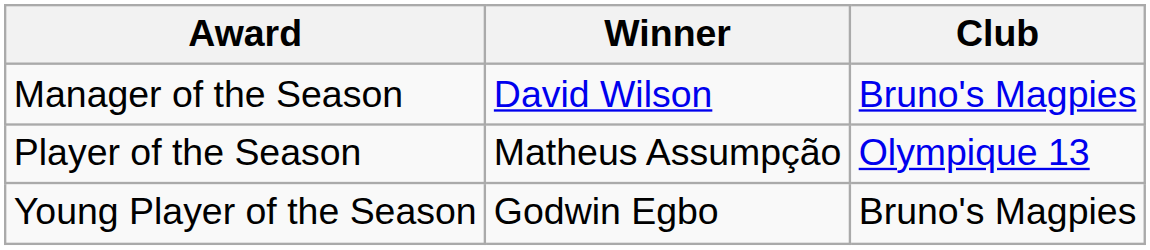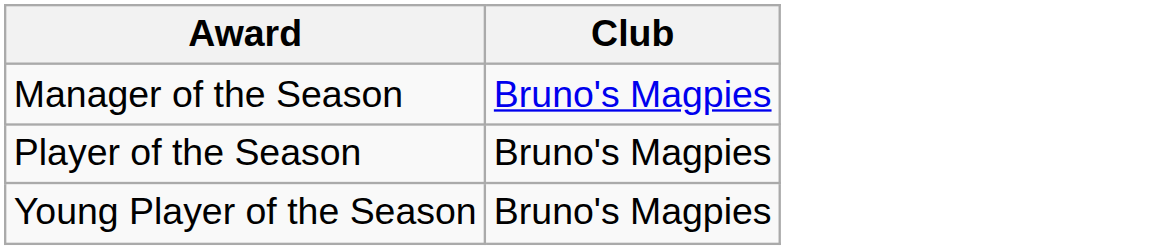- column: (668, 34)
(974, 152) Olympique 13 -> (633, 152) Bruno's Magpies
